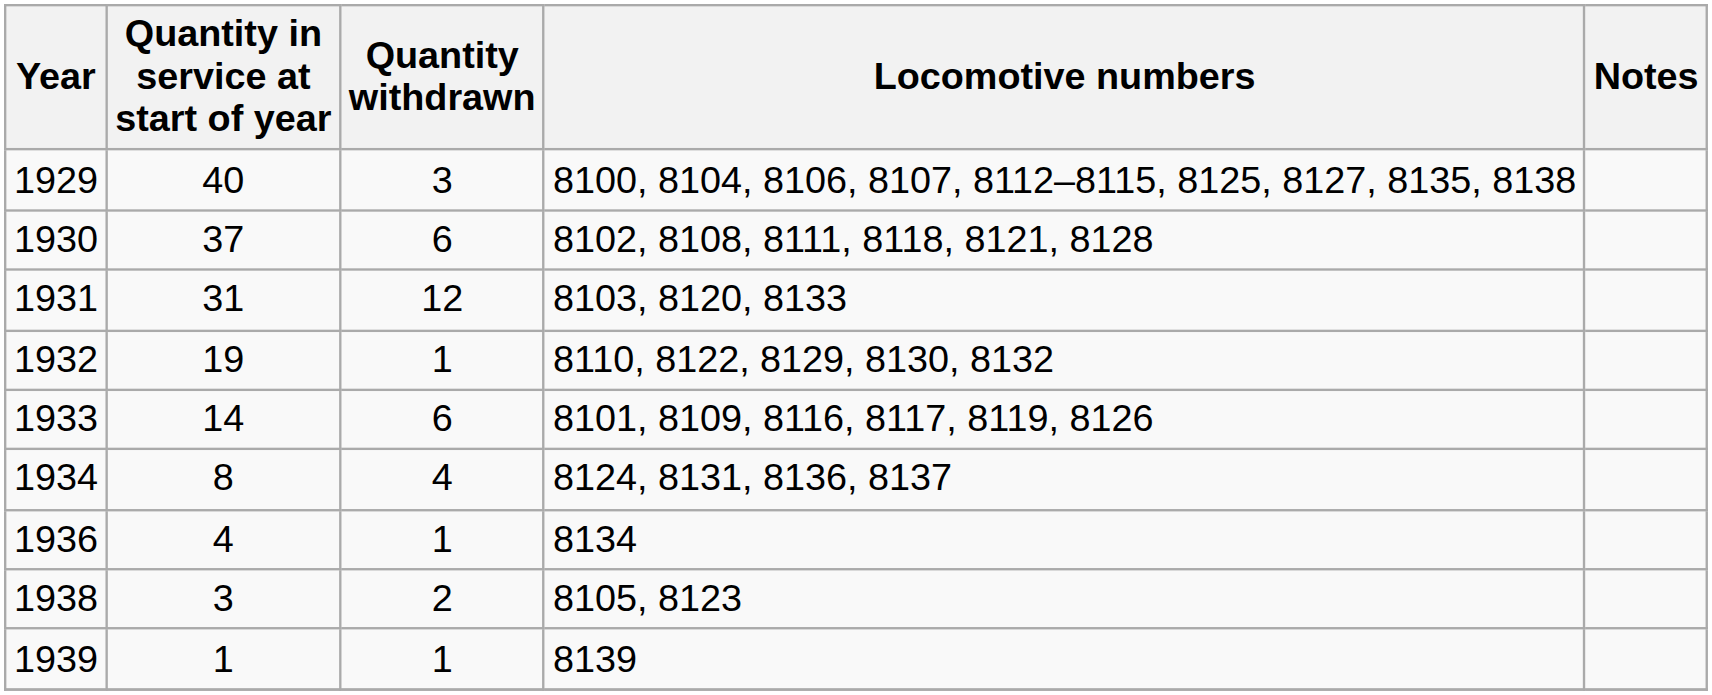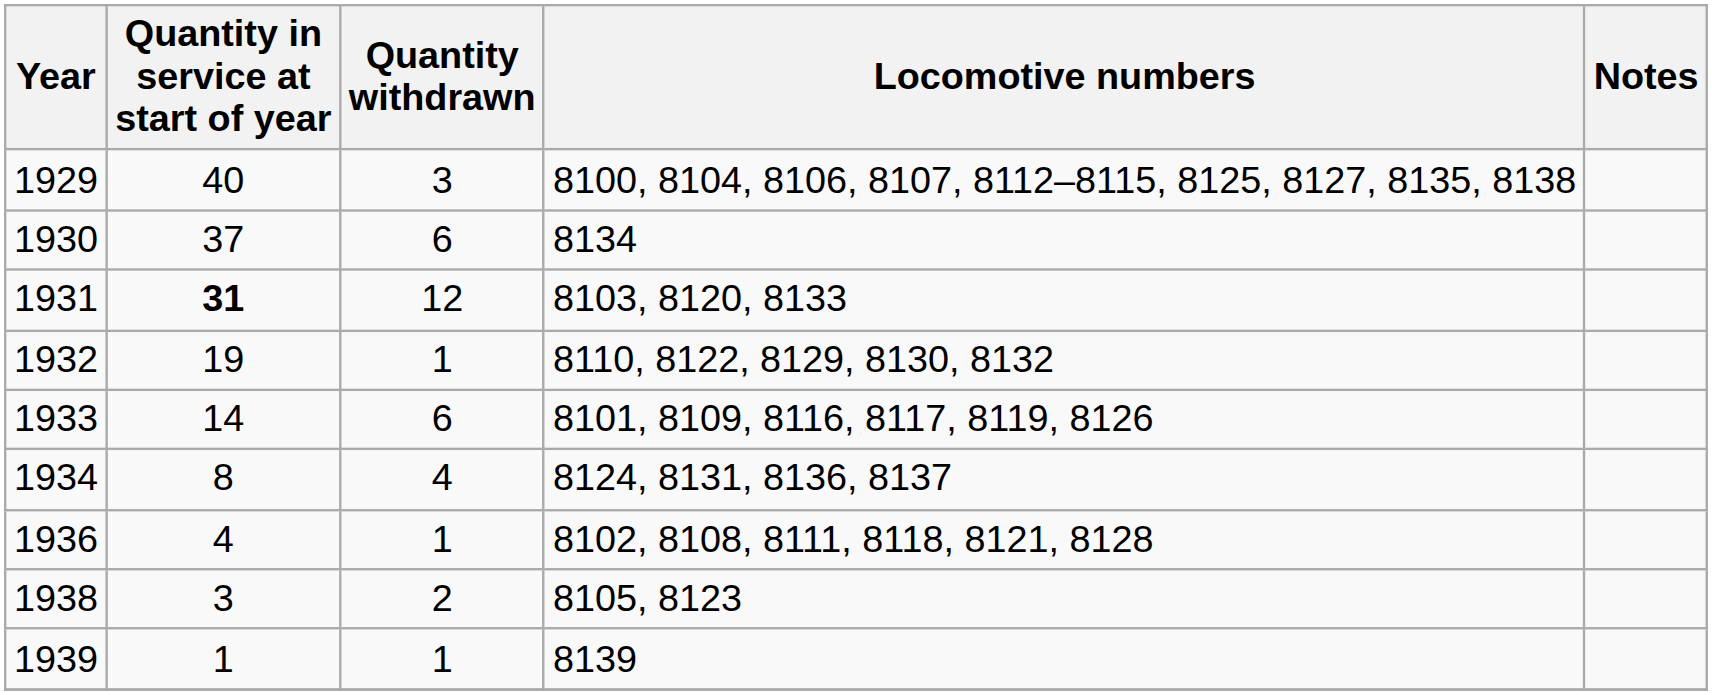(853, 239) 8102, 8108, 8111, 8118, 8121, 8128 -> (595, 239) 8134
(223, 299) normal -> (223, 299) bold
(595, 538) 8134 -> (853, 538) 8102, 8108, 8111, 8118, 8121, 8128
